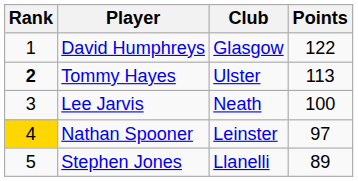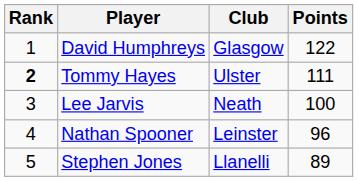(320, 76) 113 -> (320, 76) 111
(31, 133) gold background -> (31, 133) no background
(320, 133) 97 -> (320, 133) 96
